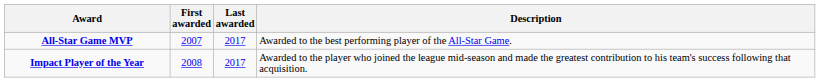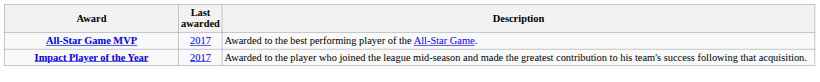- column: (192, 18)
